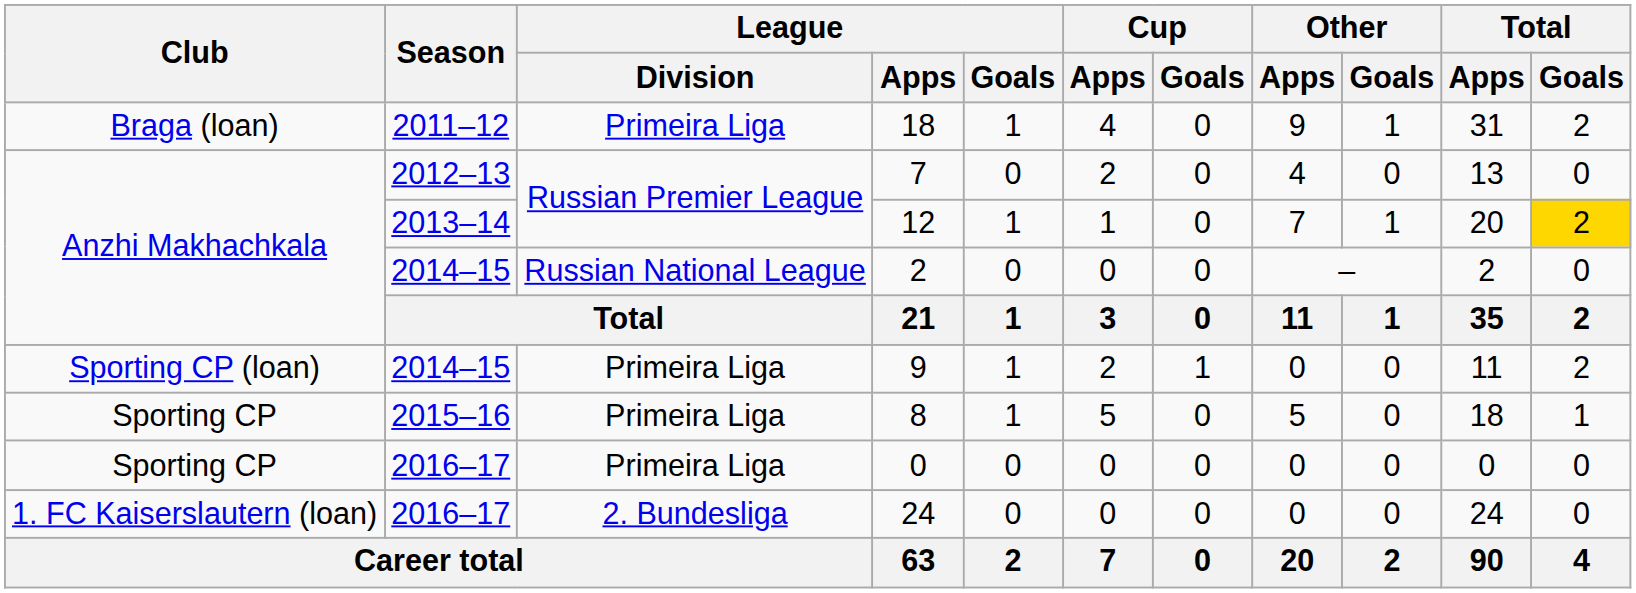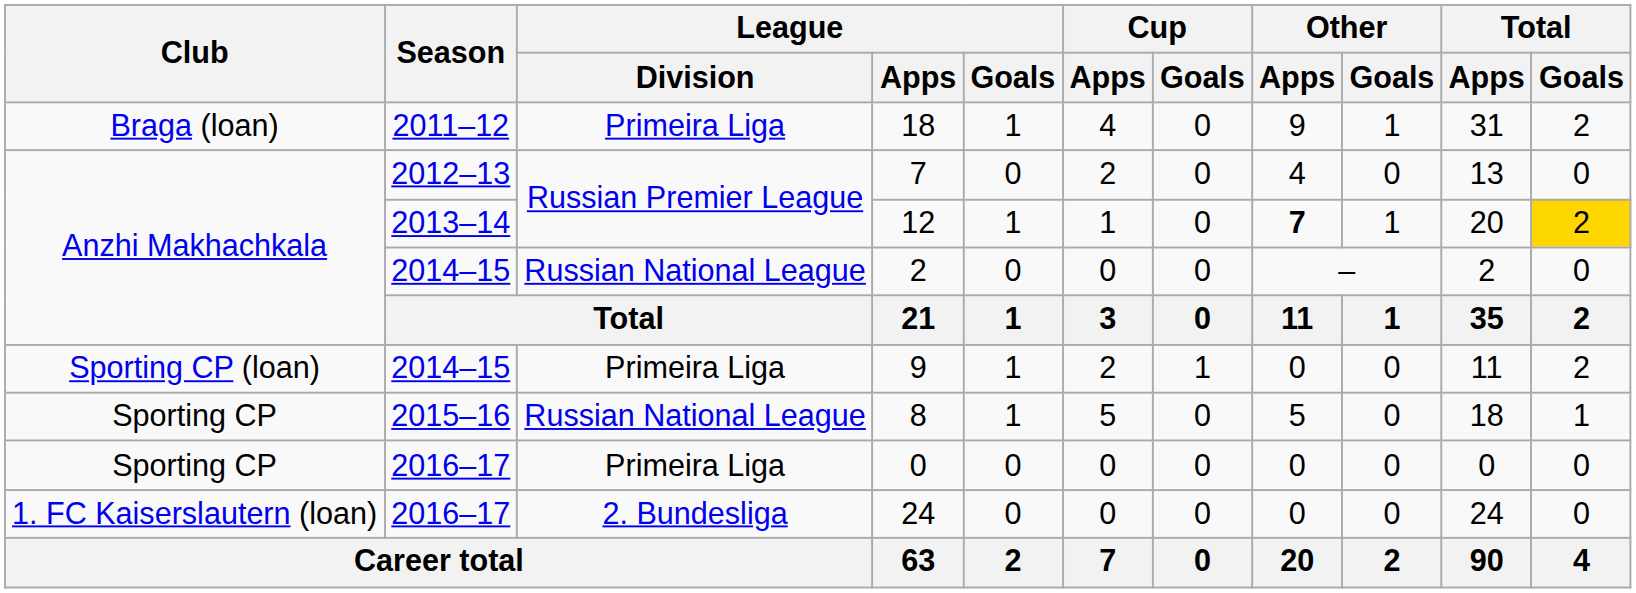(1297, 222) normal -> (1297, 222) bold
(695, 416) Primeira Liga -> (695, 416) Russian National League
